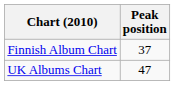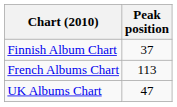+ row: (63, 70)
